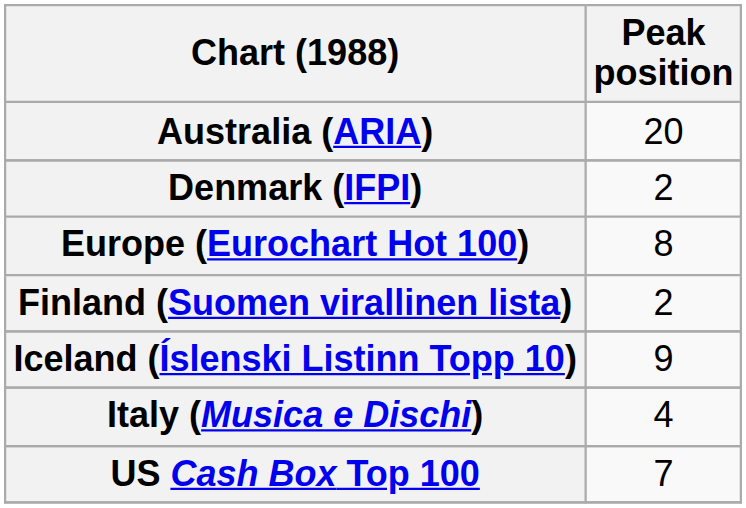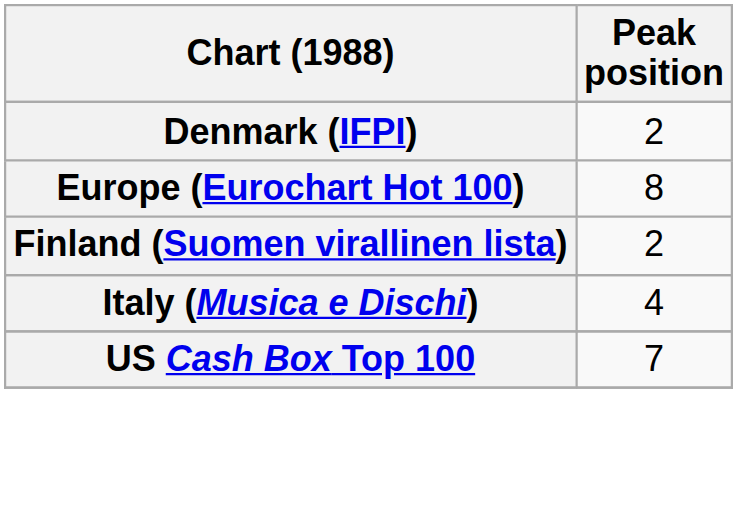- row: (295, 130)
- row: (295, 359)
